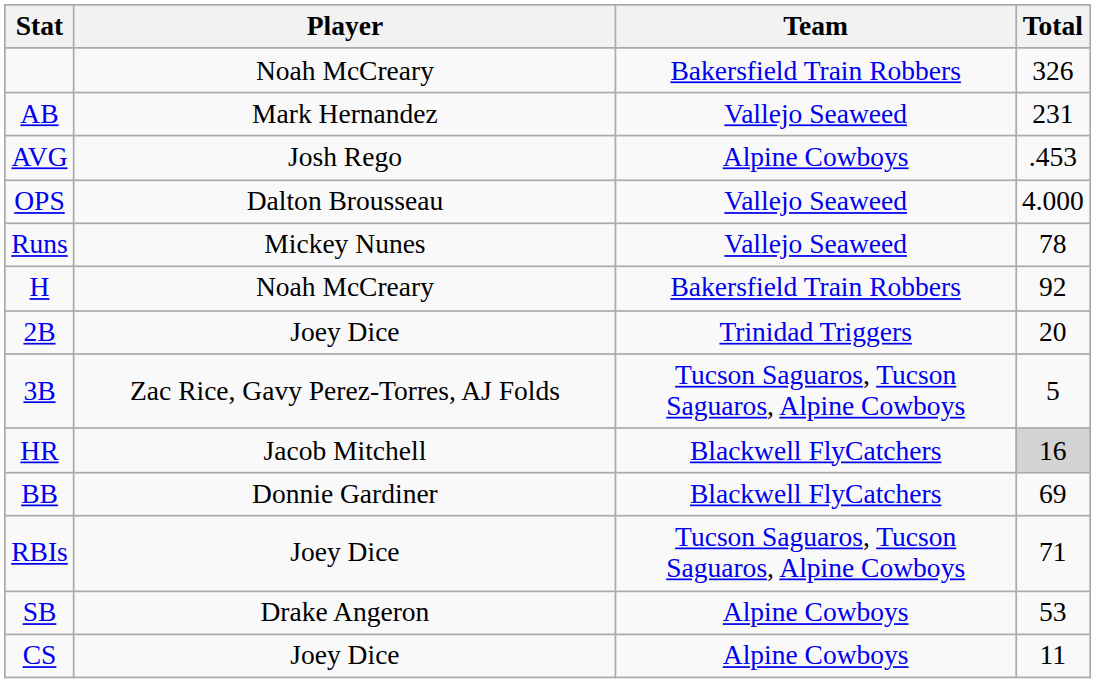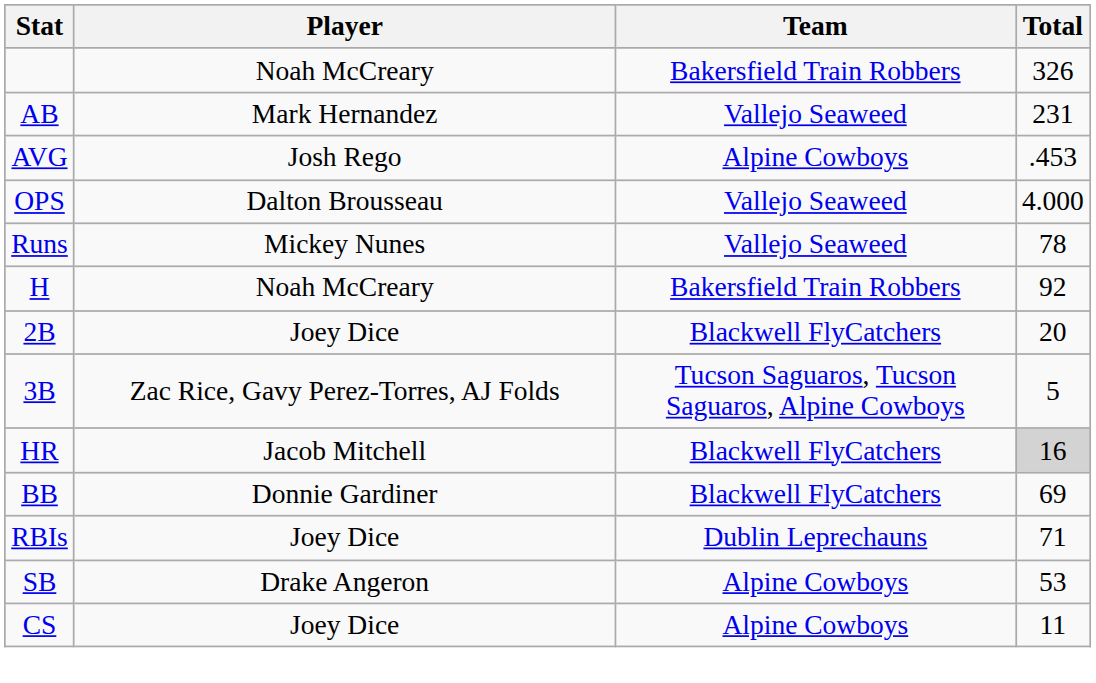(816, 331) Trinidad Triggers -> (815, 331) Blackwell FlyCatchers
(816, 552) Tucson Saguaros, Tucson Saguaros, Alpine Cowboys -> (815, 537) Dublin Leprechauns
